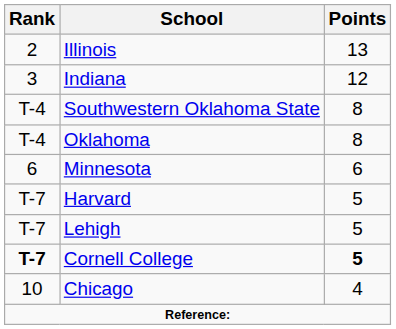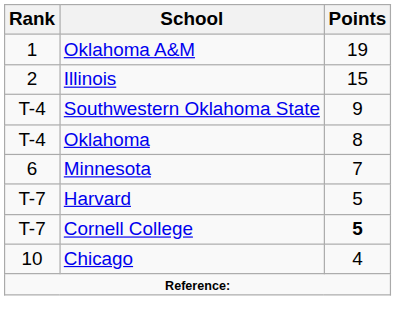+ row: (129, 49)
(357, 49) 13 -> (357, 79) 15
- row: (95, 79)
(357, 109) 8 -> (357, 109) 9
(357, 169) 6 -> (357, 169) 7
- row: (92, 229)
(32, 259) bold -> (32, 229) normal
